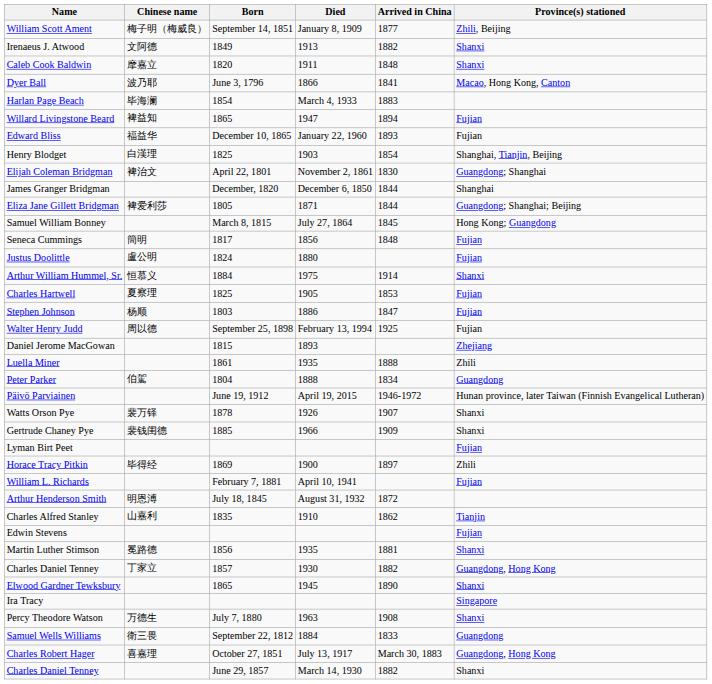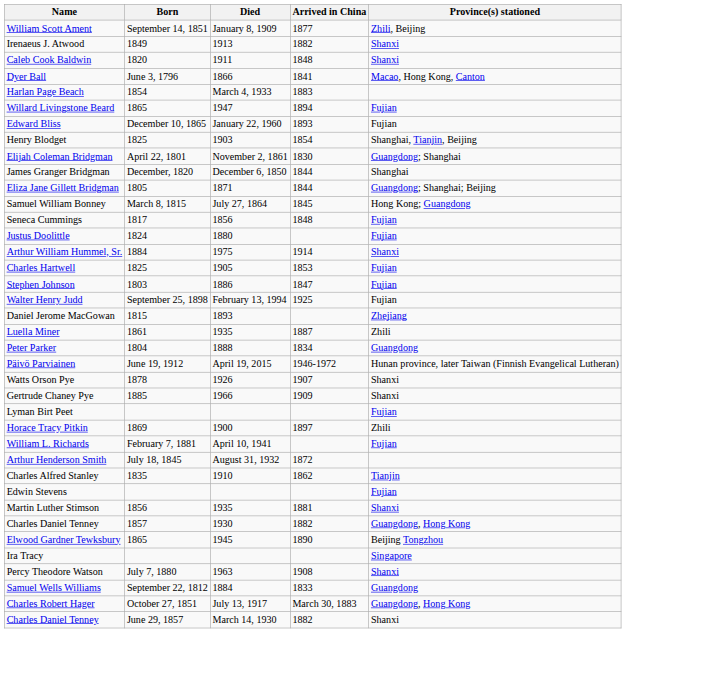- column: (167, 12)
(388, 362) 1888 -> (302, 332) 1887
(470, 585) Shanxi -> (407, 540) Beijing Tongzhou
